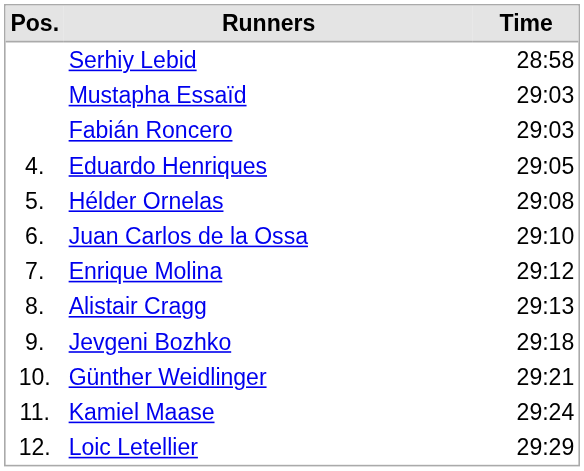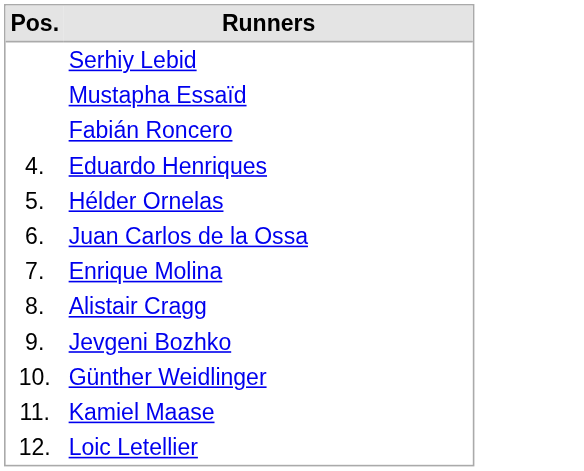- column: (526, 23)
